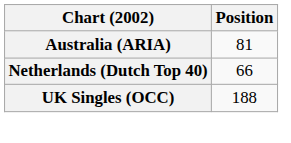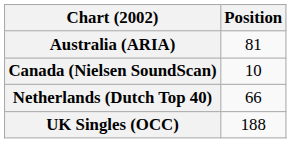+ row: (112, 71)
